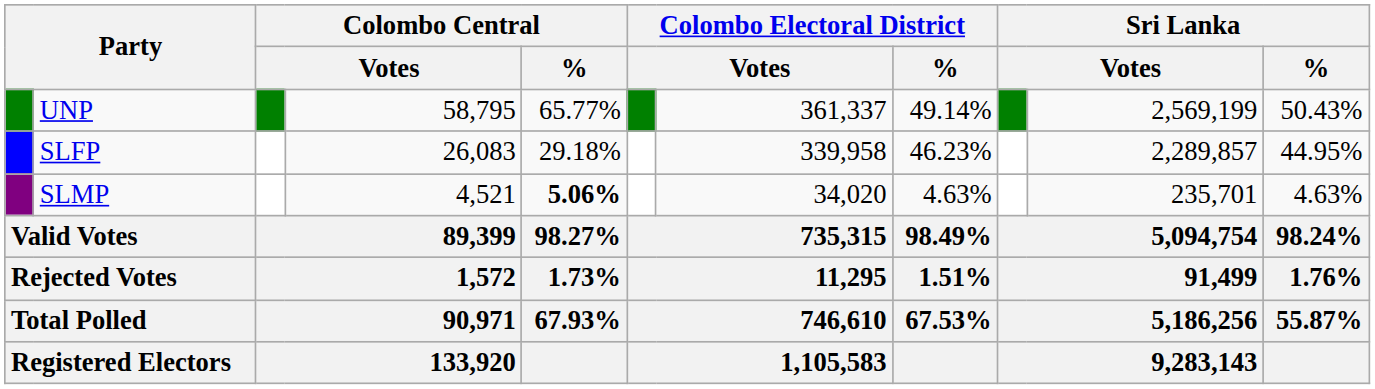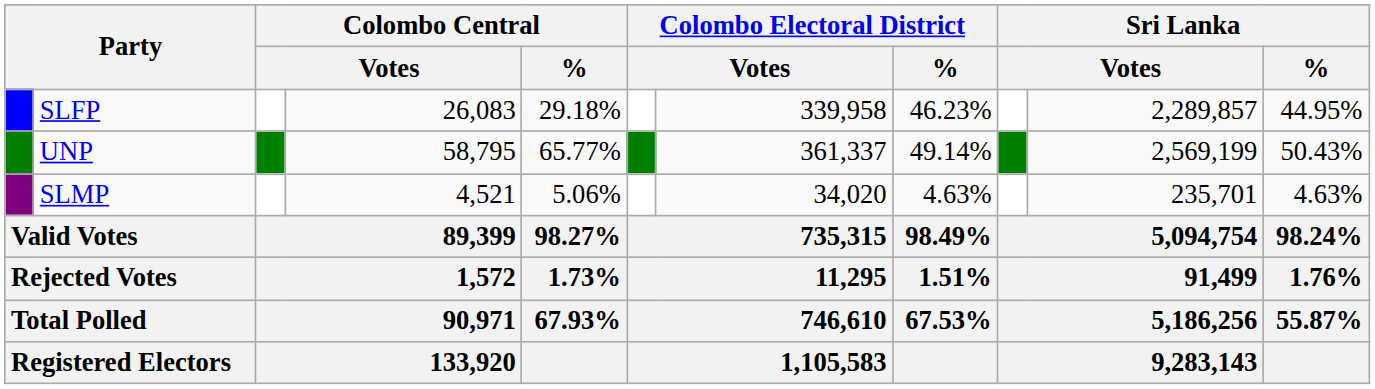rows swapped: (66, 109) <-> (70, 151)
(584, 194) bold -> (586, 194) normal
